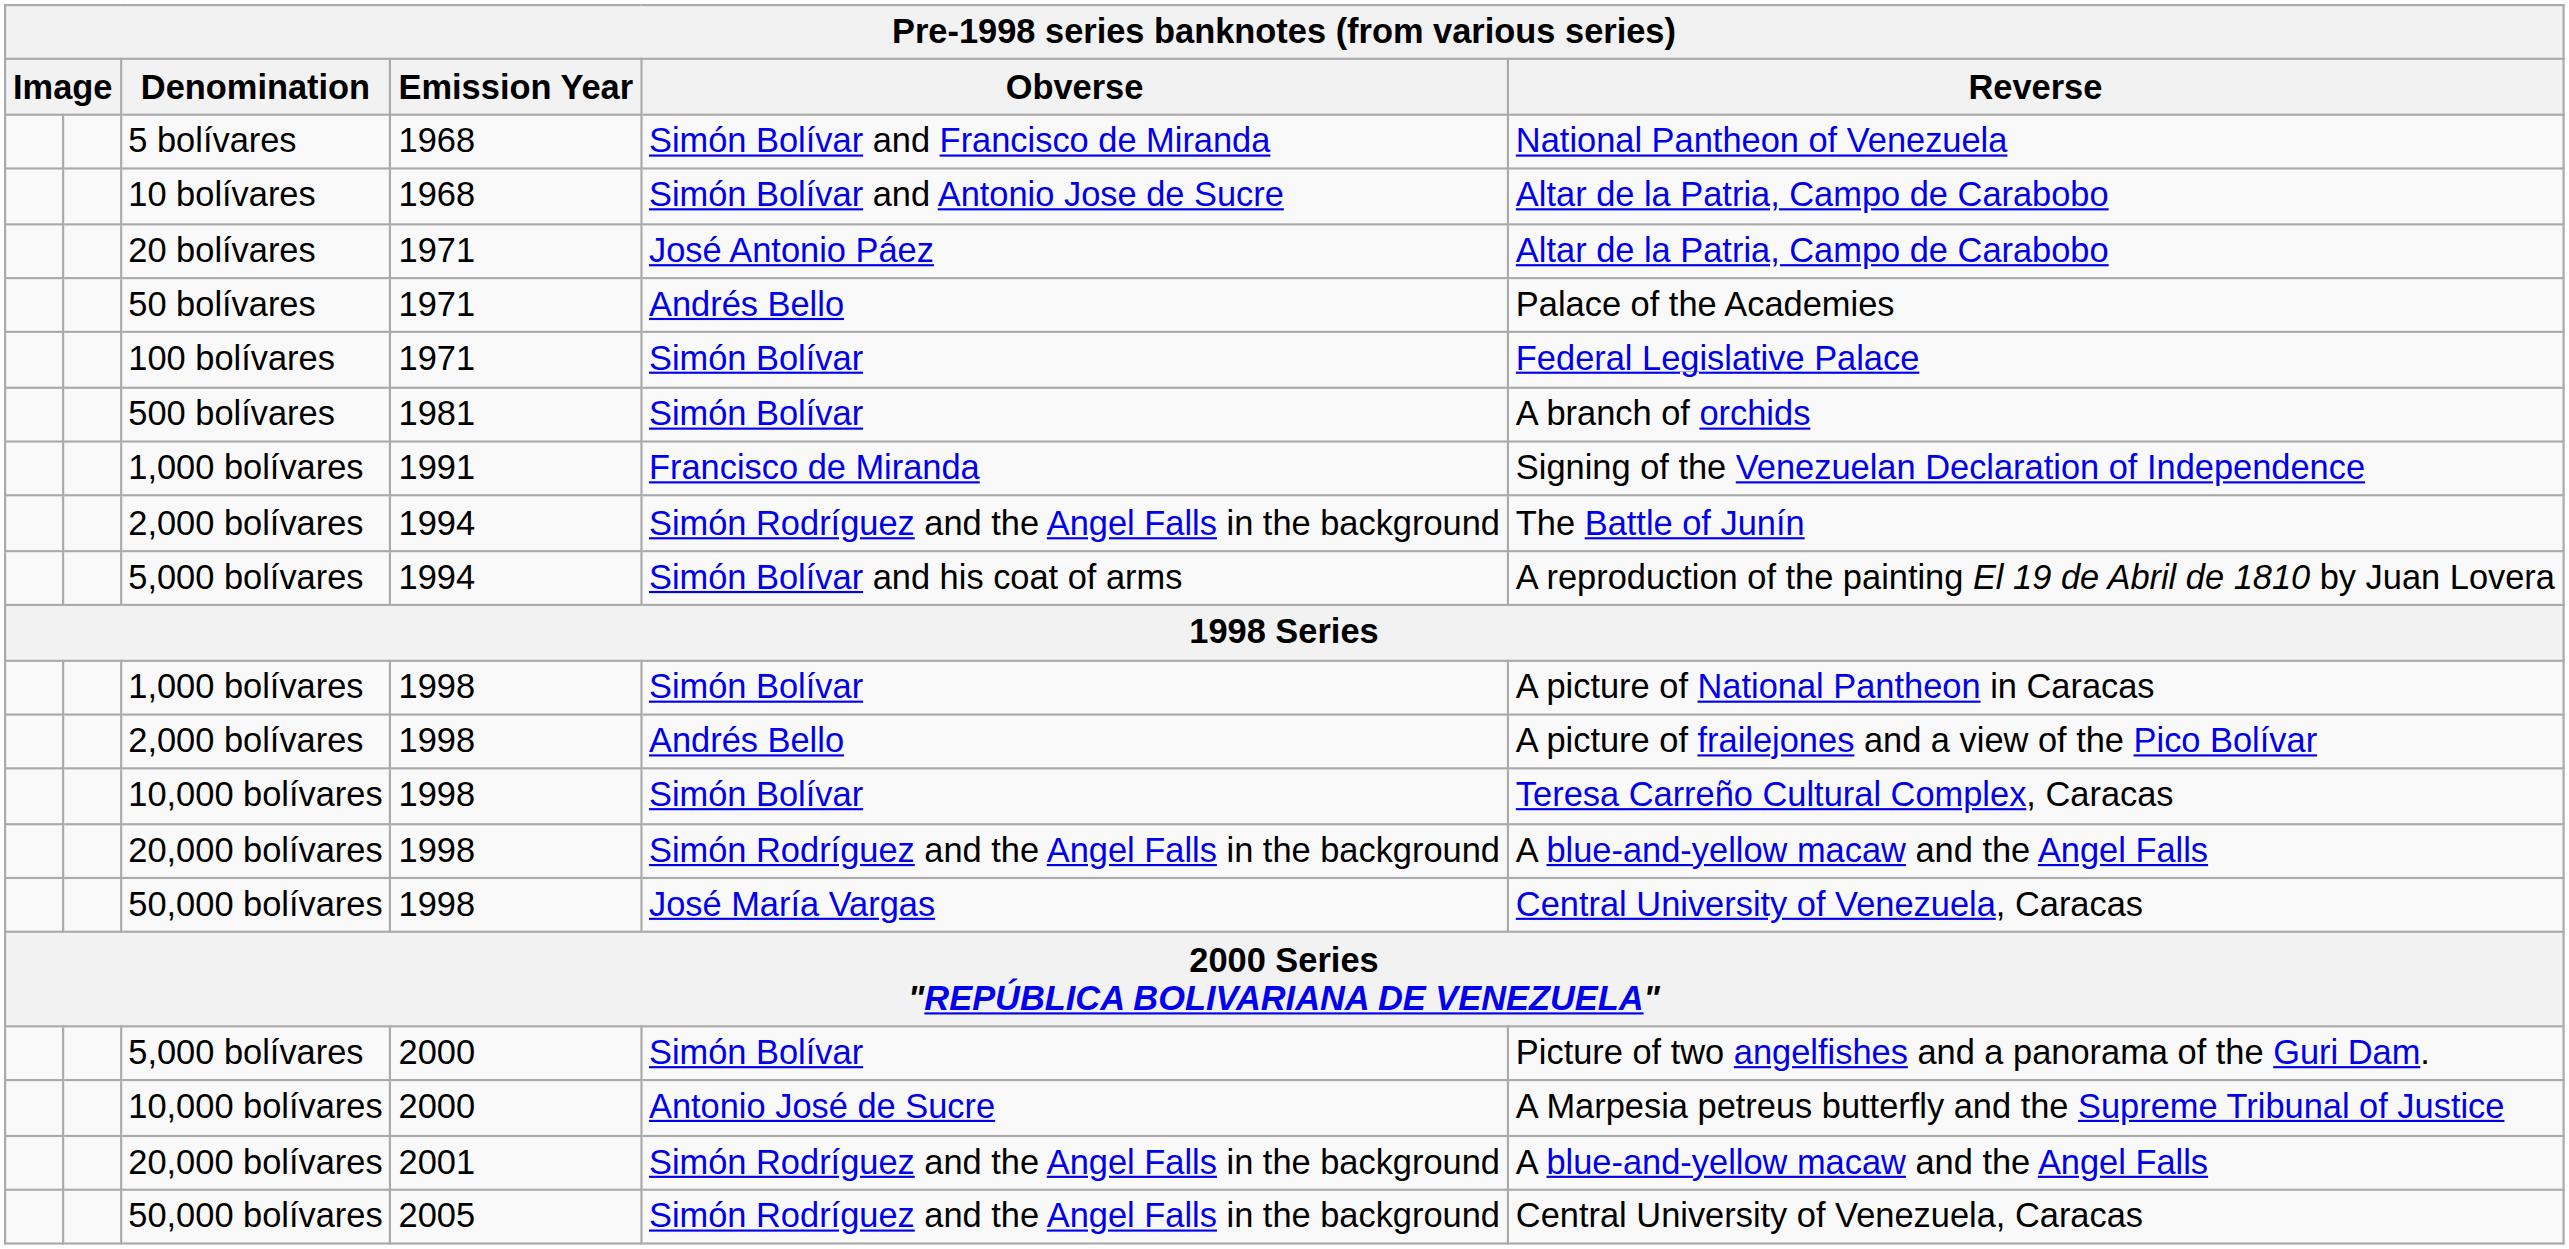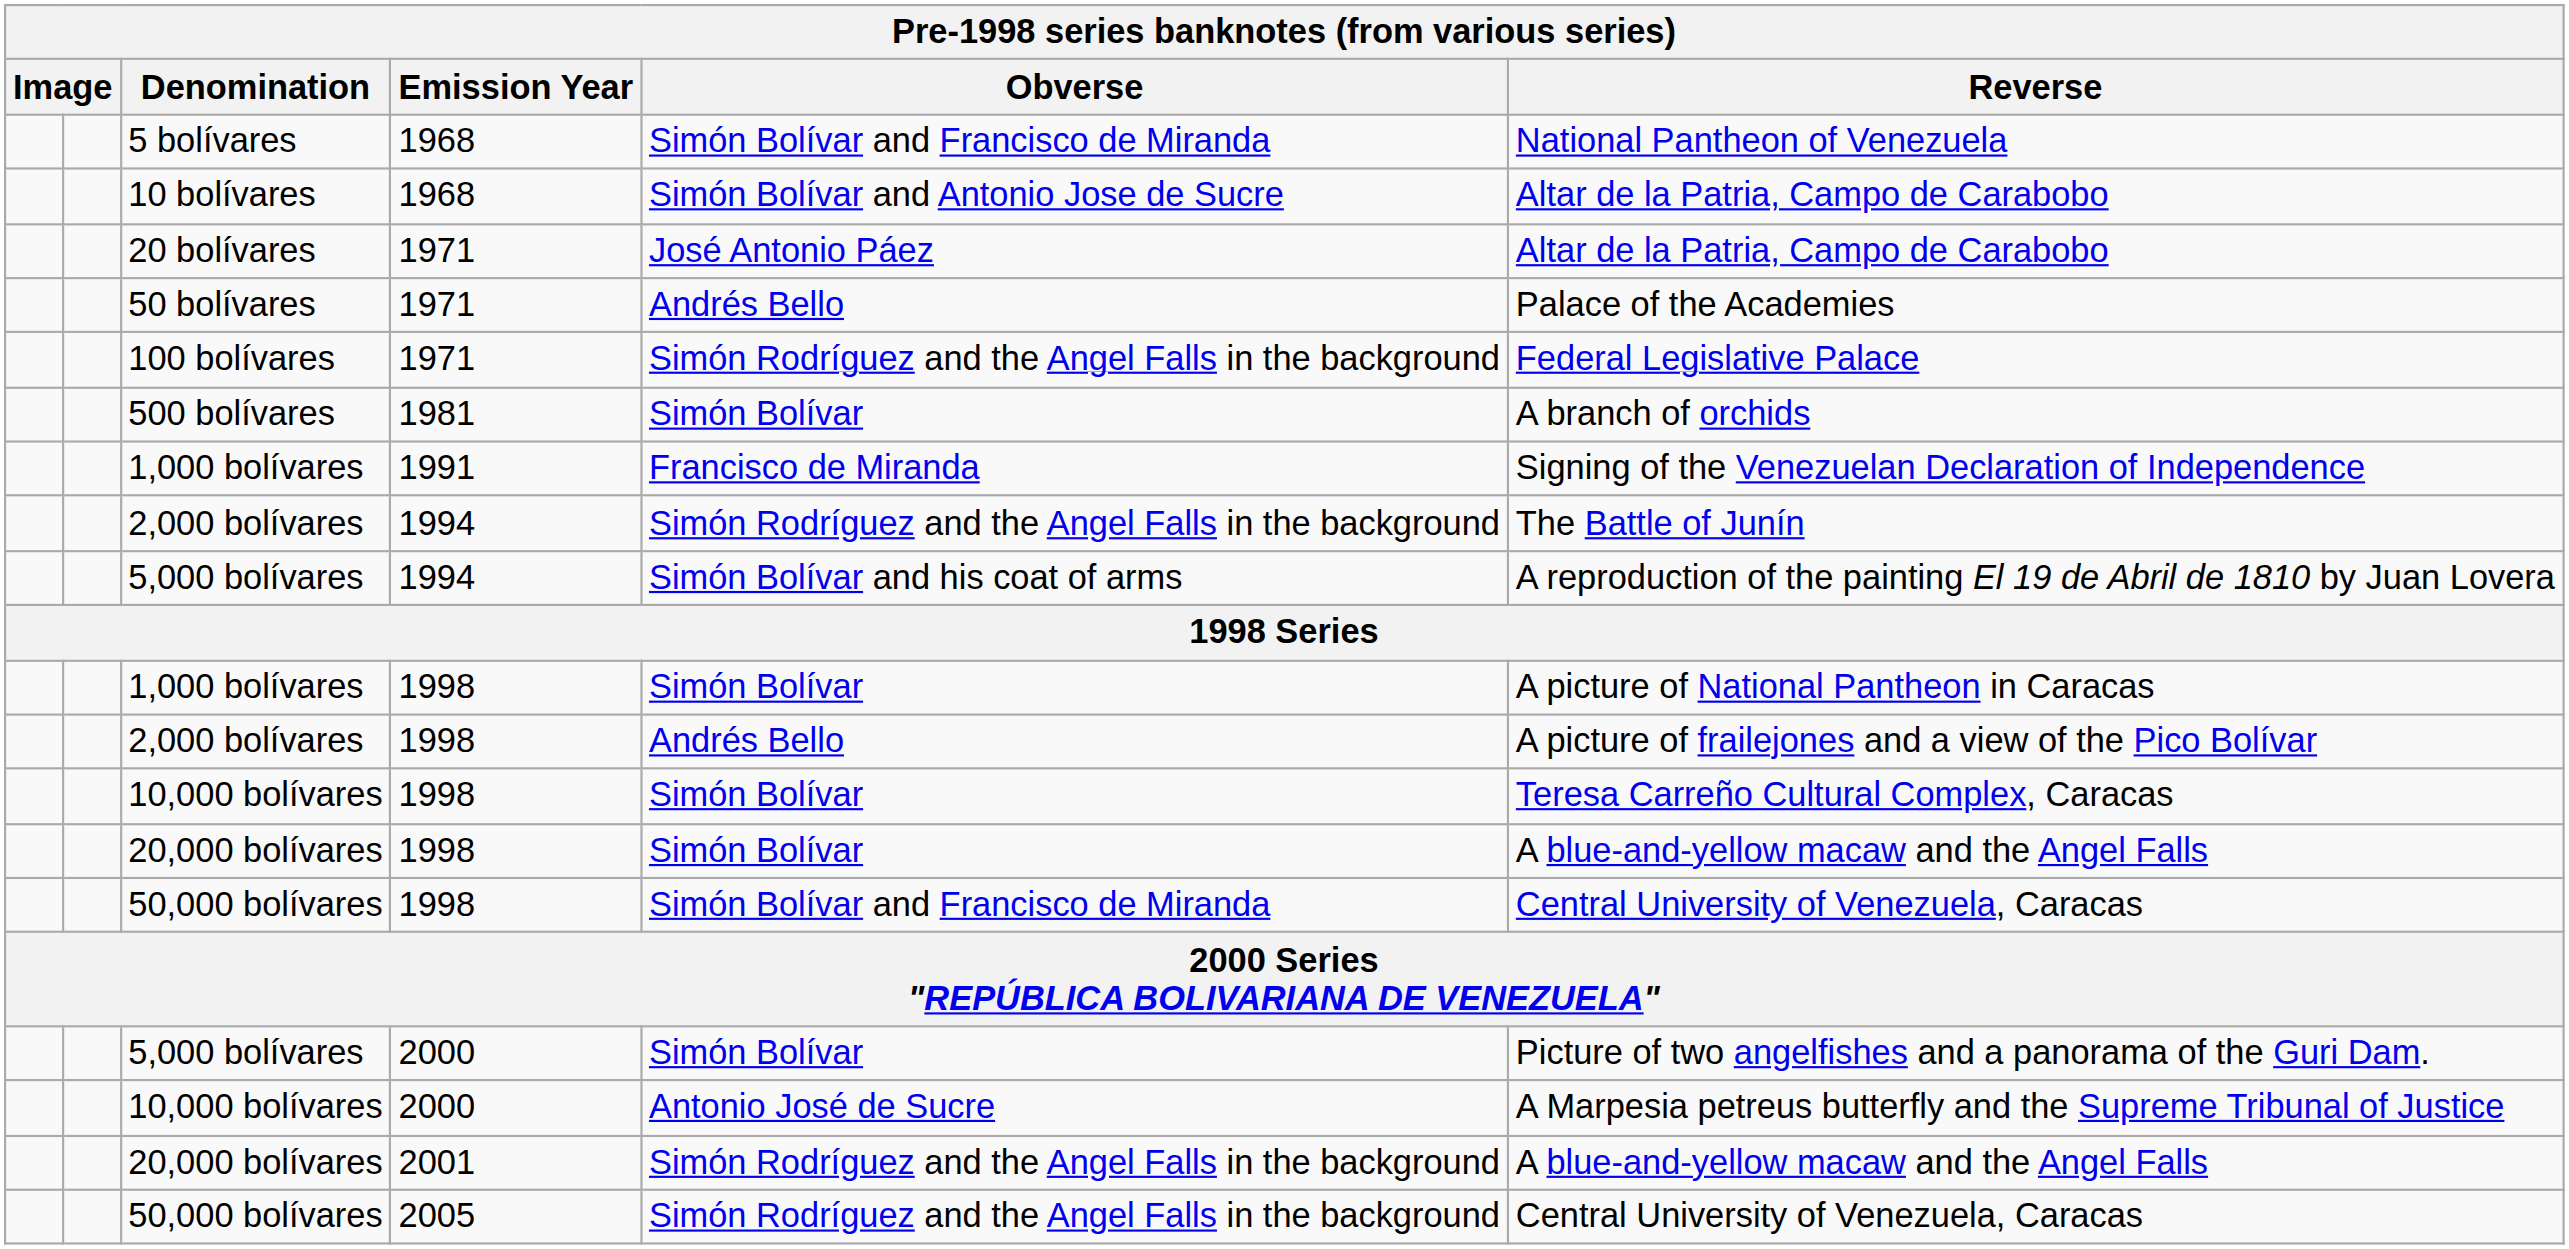(756, 359) Simón Bolívar -> (1074, 359) Simón Rodríguez and the Angel Falls in the background
(1074, 850) Simón Rodríguez and the Angel Falls in the background -> (756, 850) Simón Bolívar
(792, 904) José María Vargas -> (960, 904) Simón Bolívar and Francisco de Miranda
